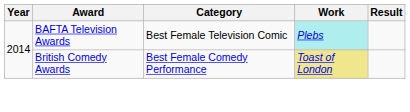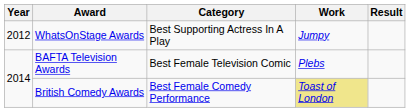+ row: (90, 35)
(310, 35) paleturquoise background -> (311, 64) no background
